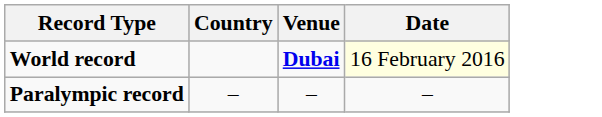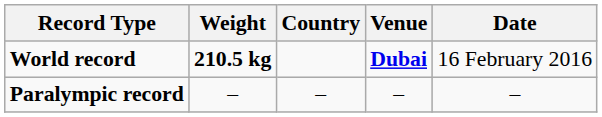+ column: (233, 22)
(427, 58) lightyellow background -> (515, 58) no background
